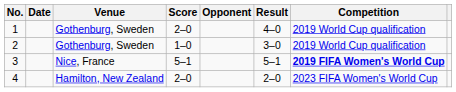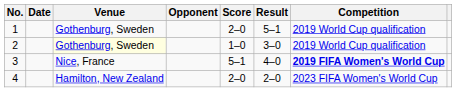columns swapped: (227, 12) <-> (183, 12)
(272, 29) 4–0 -> (272, 29) 5–1
(105, 45) no background -> (105, 45) lightyellow background
(272, 62) 5–1 -> (272, 62) 4–0
